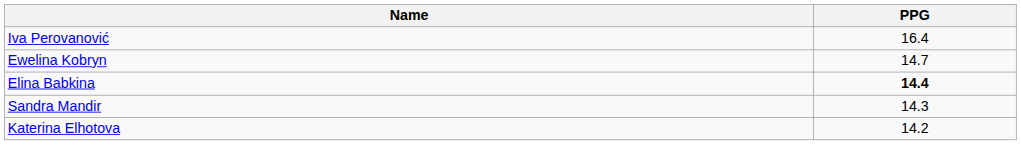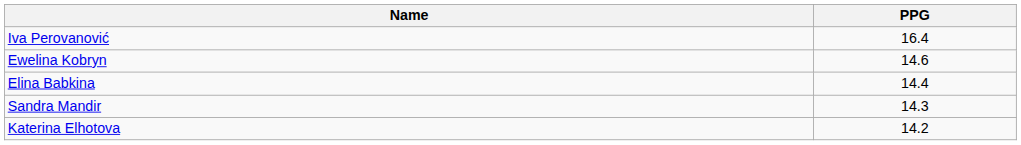(915, 60) 14.7 -> (915, 60) 14.6
(915, 83) bold -> (915, 83) normal
